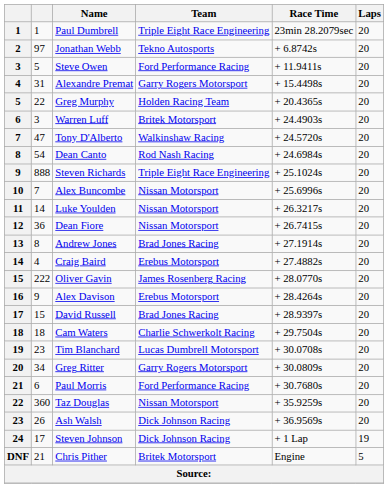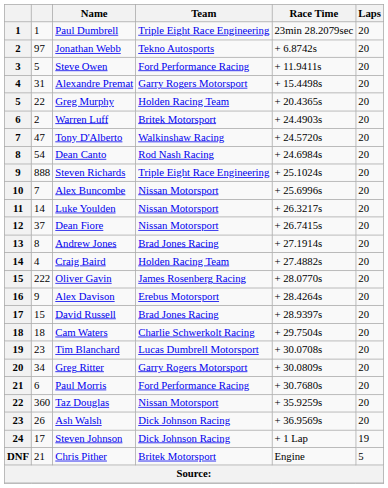(37, 119) 3 -> (37, 119) 2
(39, 225) 36 -> (39, 225) 37
(179, 261) Erebus Motorsport -> (184, 261) Holden Racing Team
